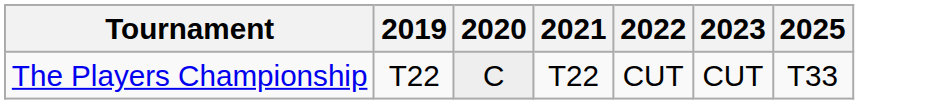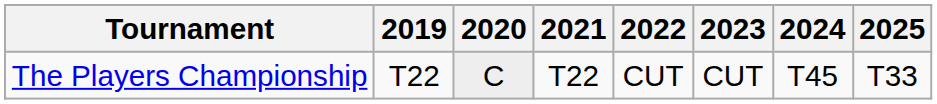+ column: (813, 29)
